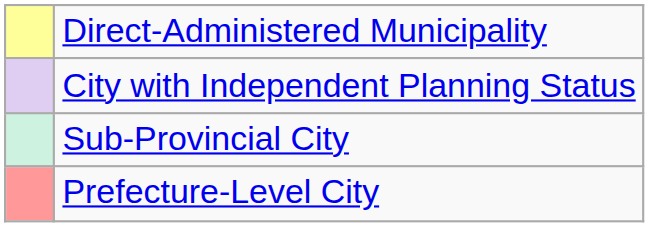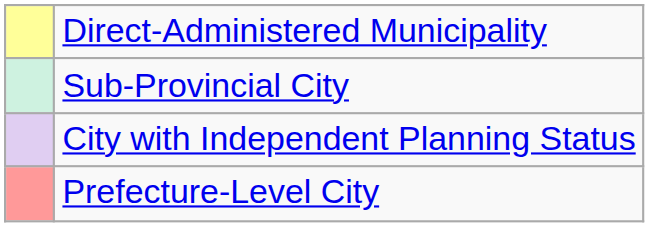rows swapped: (349, 85) <-> (206, 138)
